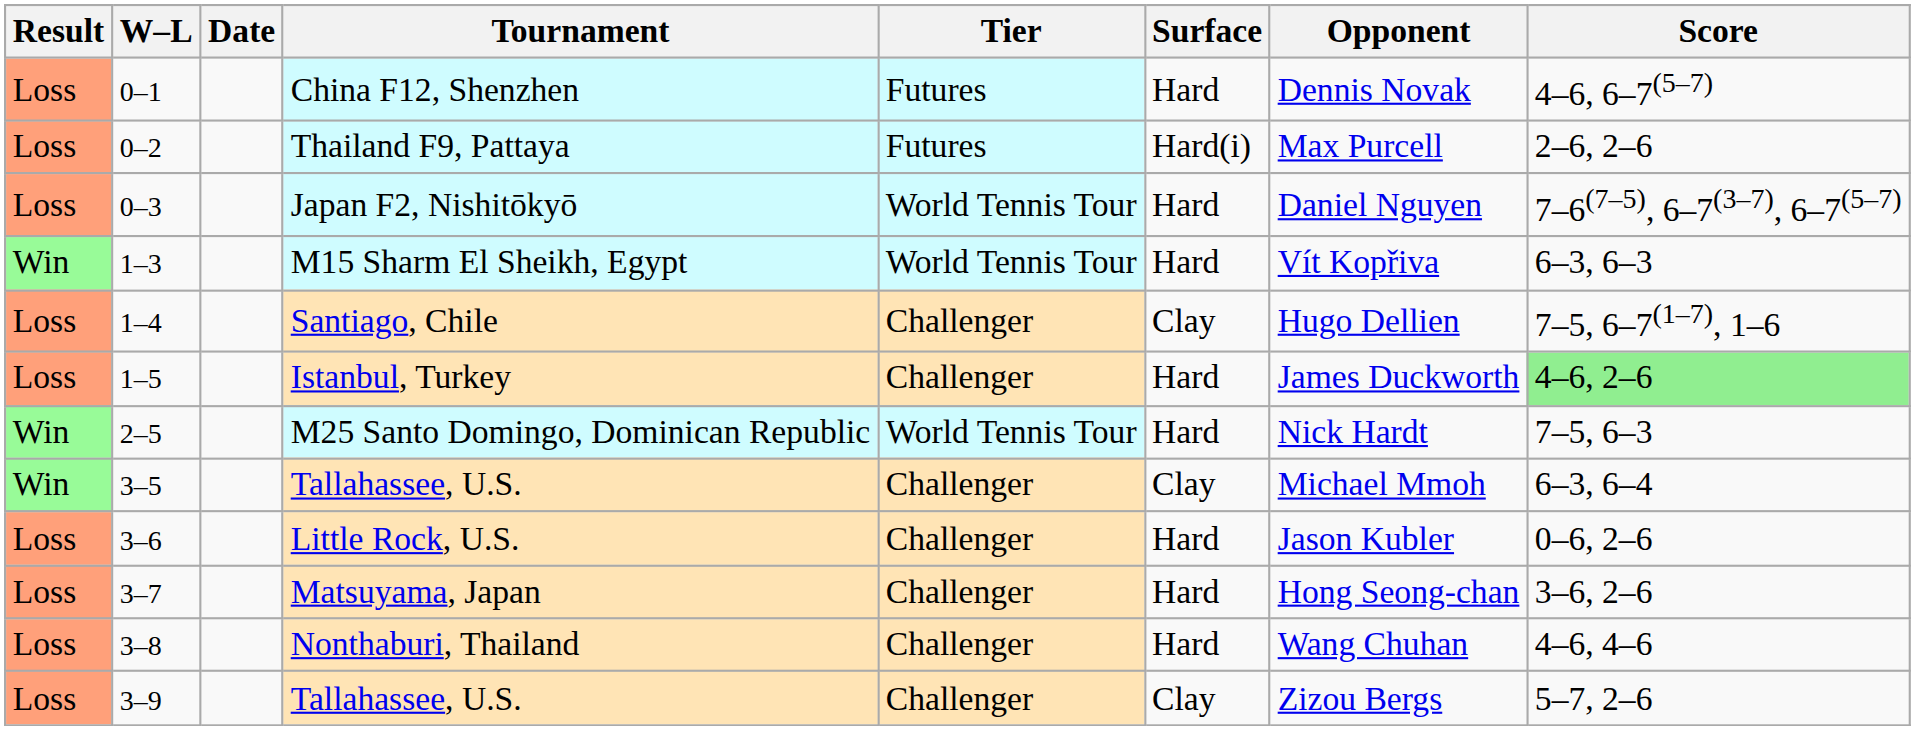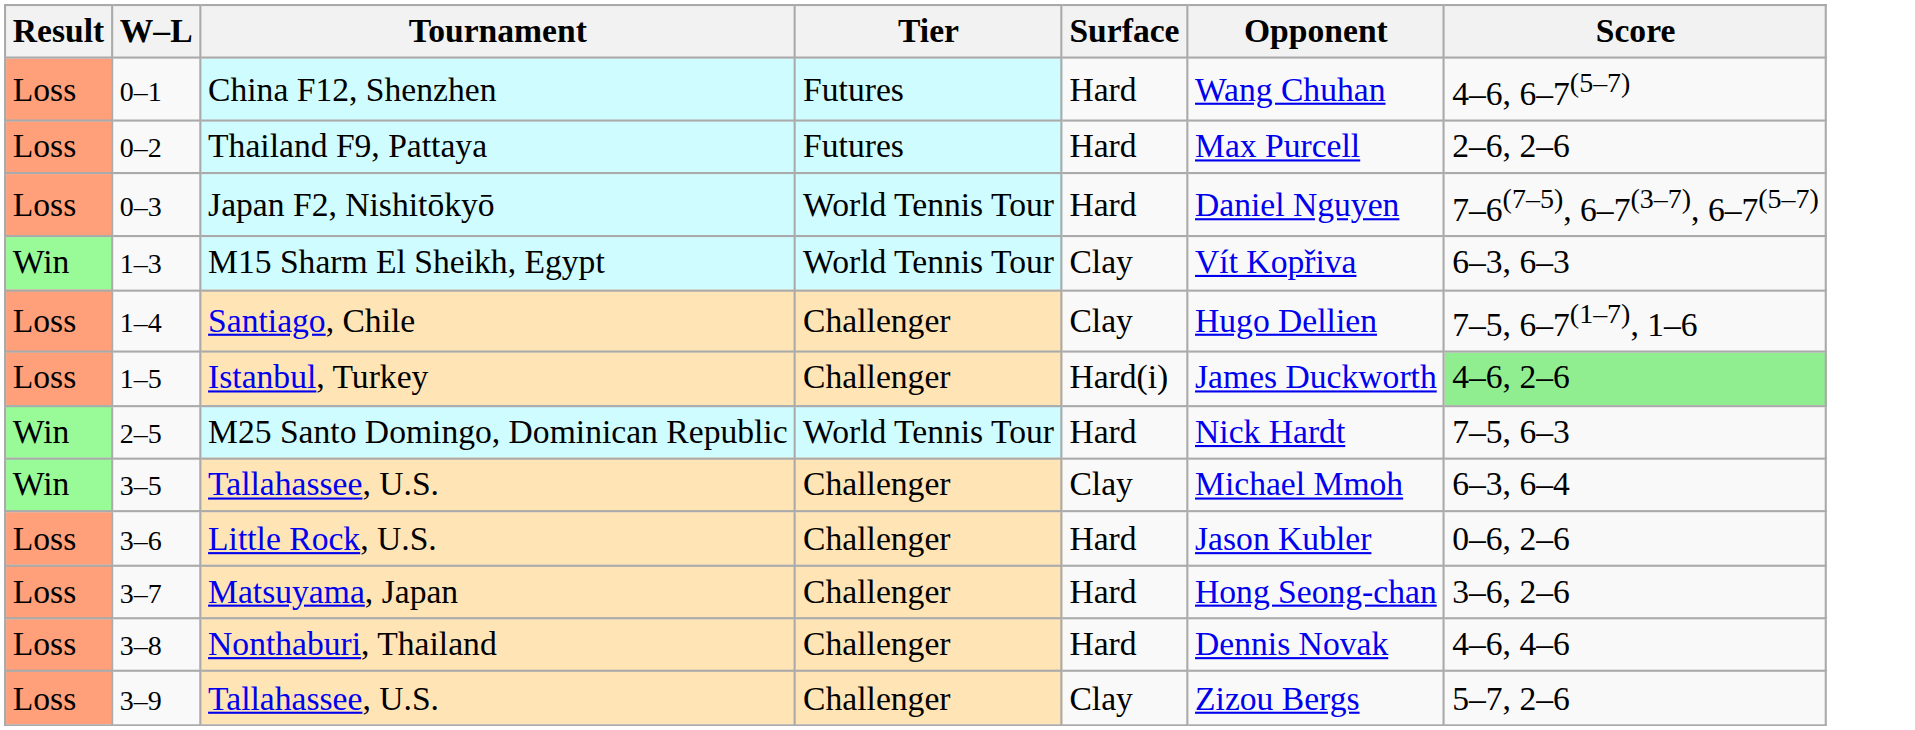- column: (242, 31)
(1374, 88) Dennis Novak -> (1290, 88) Wang Chuhan
(1202, 146) Hard(i) -> (1103, 146) Hard
(1186, 262) Hard -> (1101, 262) Clay
(1186, 378) Hard -> (1119, 378) Hard(i)
(1373, 644) Wang Chuhan -> (1292, 644) Dennis Novak
